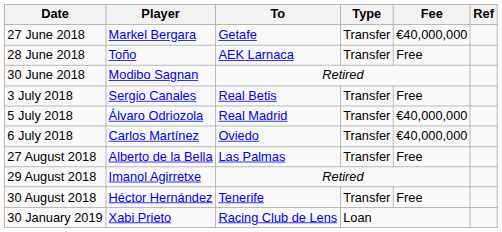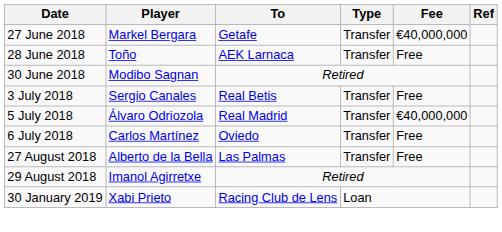(432, 136) €40,000,000 -> (409, 136) Free
- row: (52, 197)
